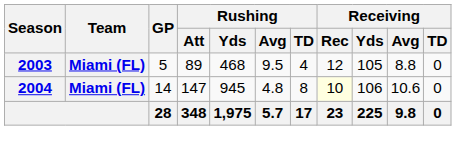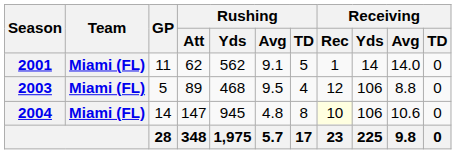+ row: (35, 64)
(370, 64) 105 -> (370, 88) 106
